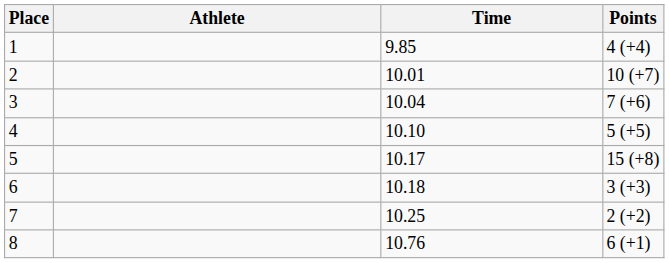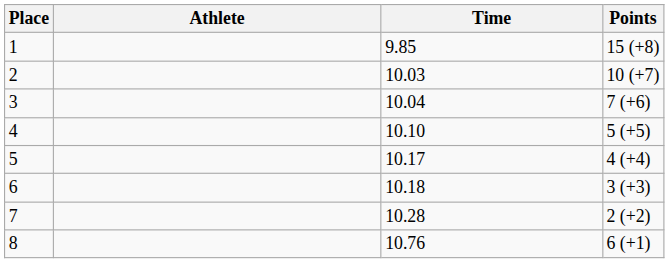(628, 46) 4 (+4) -> (633, 46) 15 (+8)
(405, 74) 10.01 -> (405, 74) 10.03
(633, 159) 15 (+8) -> (628, 159) 4 (+4)
(405, 215) 10.25 -> (405, 215) 10.28
